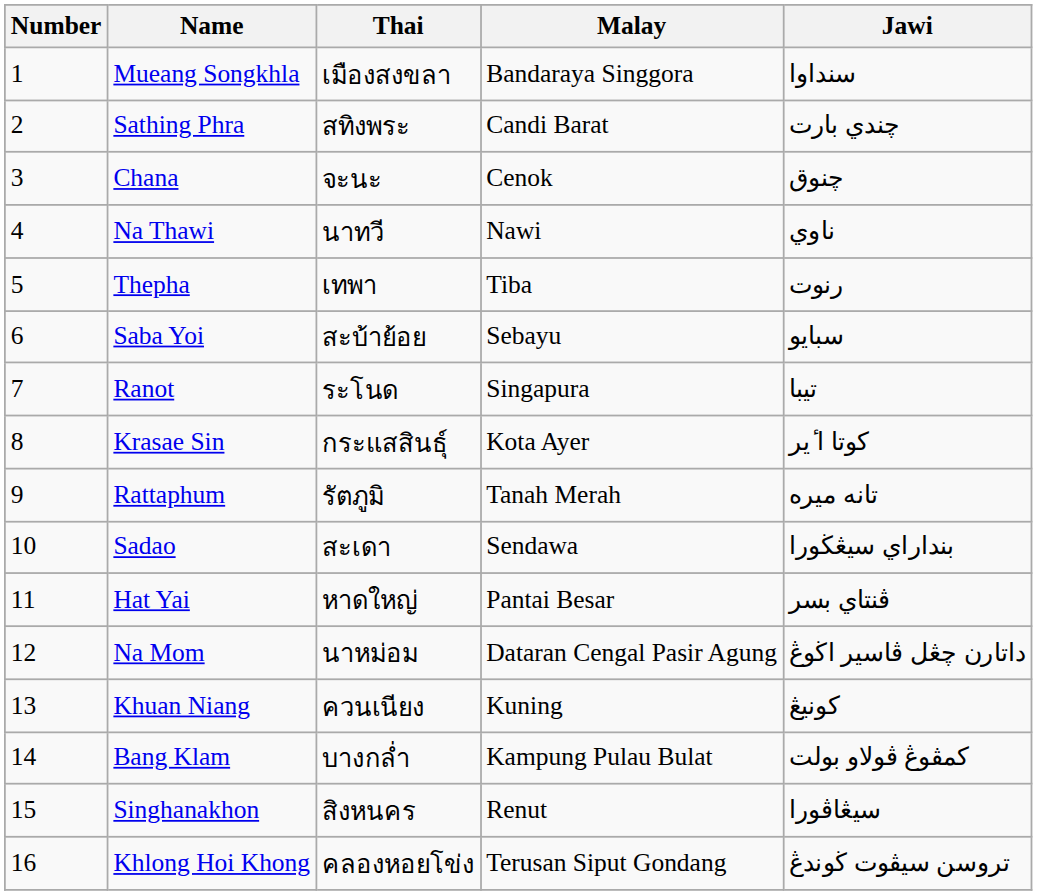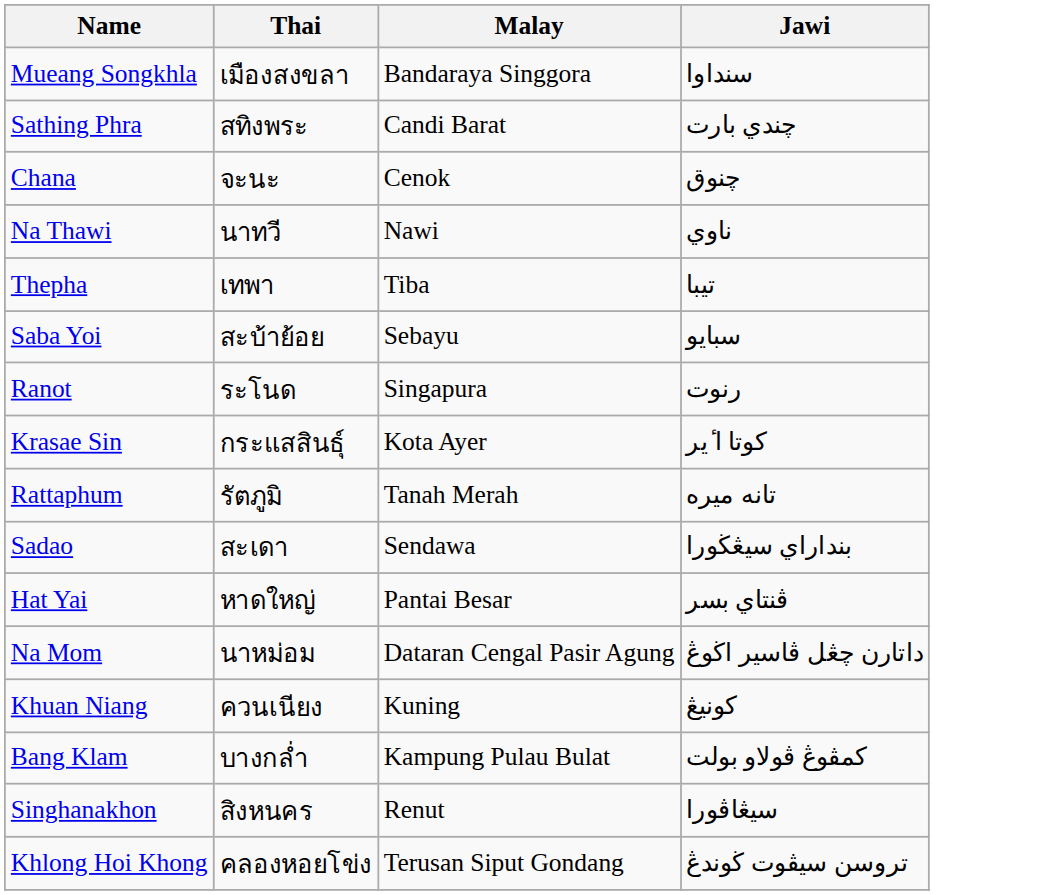- column: (56, 25)
(816, 283) رنوت -> (701, 283) تيبا
(803, 389) تيبا -> (714, 389) رنوت
